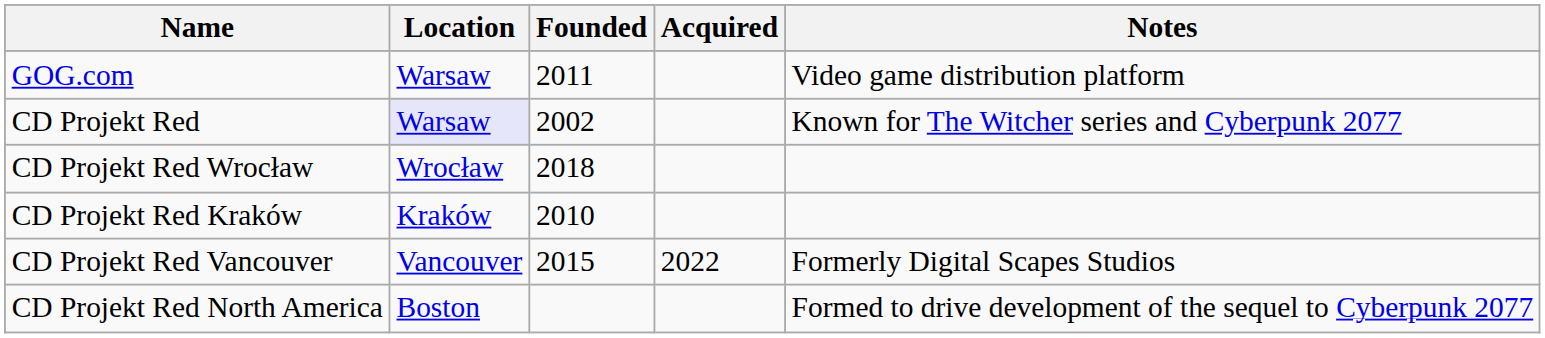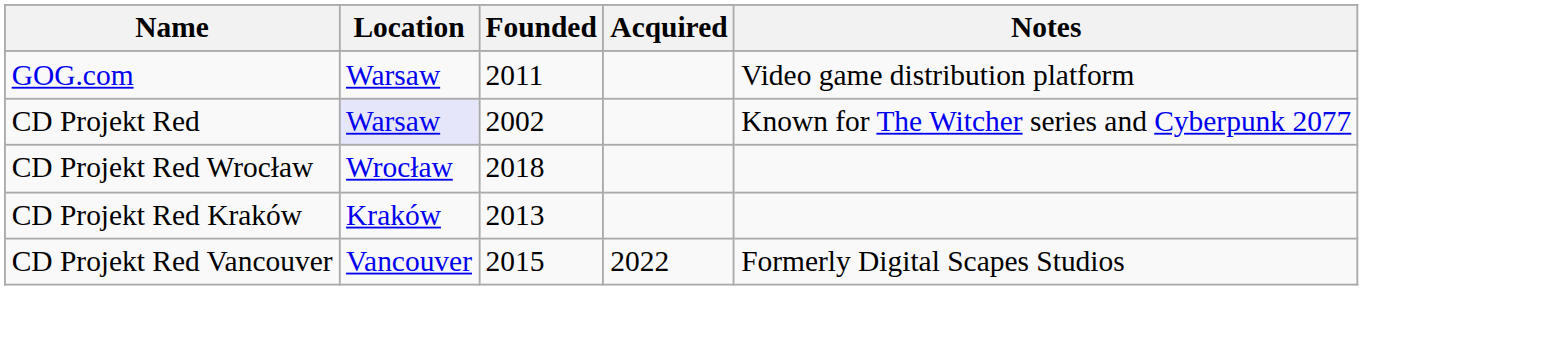(565, 214) 2010 -> (515, 214) 2013
- row: (197, 307)
